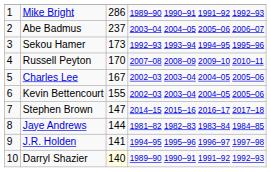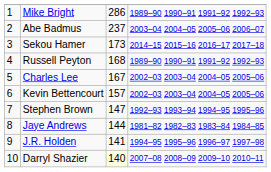(197, 45) 1992–93 1993–94 1994–95 1995–96 -> (197, 45) 2014–15 2015–16 2016–17 2017–18
(117, 61) 170 -> (117, 61) 168
(197, 61) 2007–08 2008–09 2009–10 2010–11 -> (197, 61) 1989–90 1990–91 1991–92 1992–93
(117, 93) 155 -> (117, 93) 157
(197, 110) 2014–15 2015–16 2016–17 2017–18 -> (197, 110) 1992–93 1993–94 1994–95 1995–96
(197, 159) 1989–90 1990–91 1991–92 1992–93 -> (197, 159) 2007–08 2008–09 2009–10 2010–11
